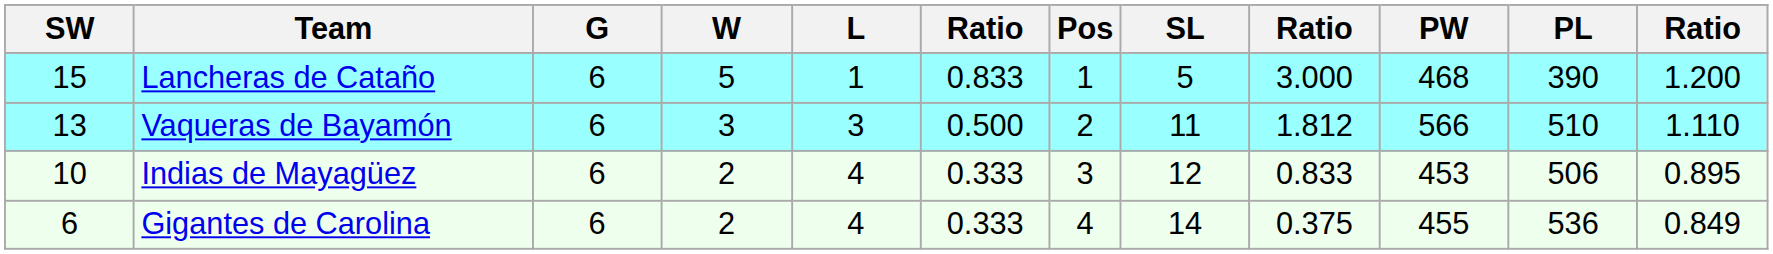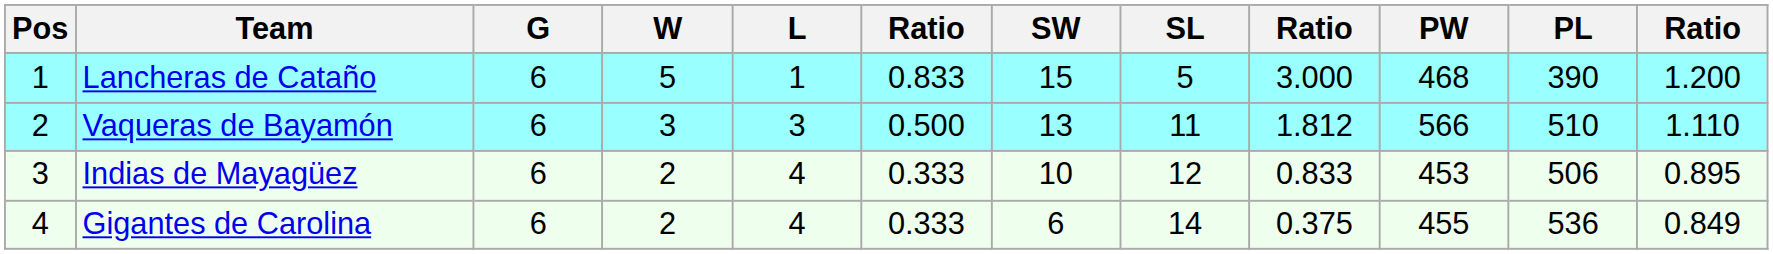columns swapped: (1085, 28) <-> (70, 28)
